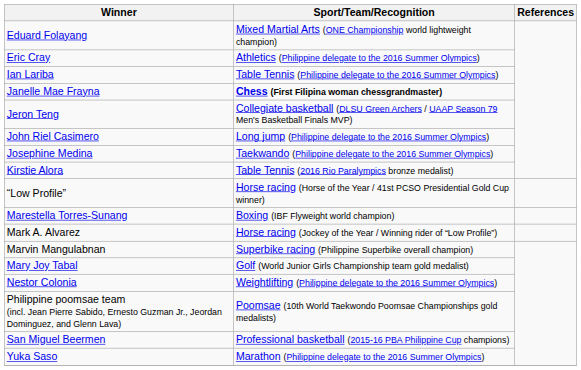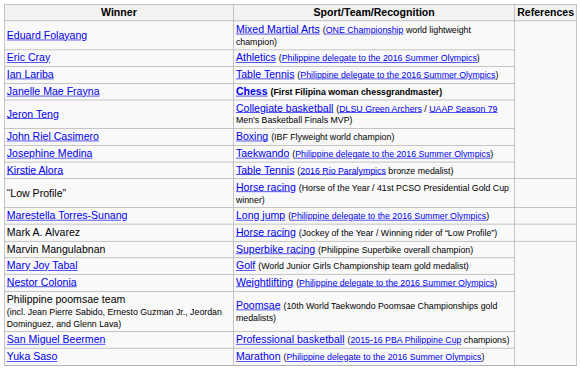(363, 137) Long jump (Philippine delegate to the 2016 Summer Olympics) -> (315, 137) Boxing (IBF Flyweight world champion)
(315, 215) Boxing (IBF Flyweight world champion) -> (363, 215) Long jump (Philippine delegate to the 2016 Summer Olympics)
